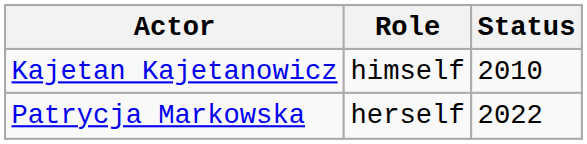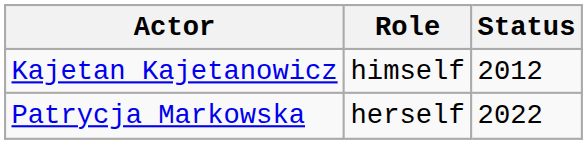(510, 71) 2010 -> (510, 71) 2012
